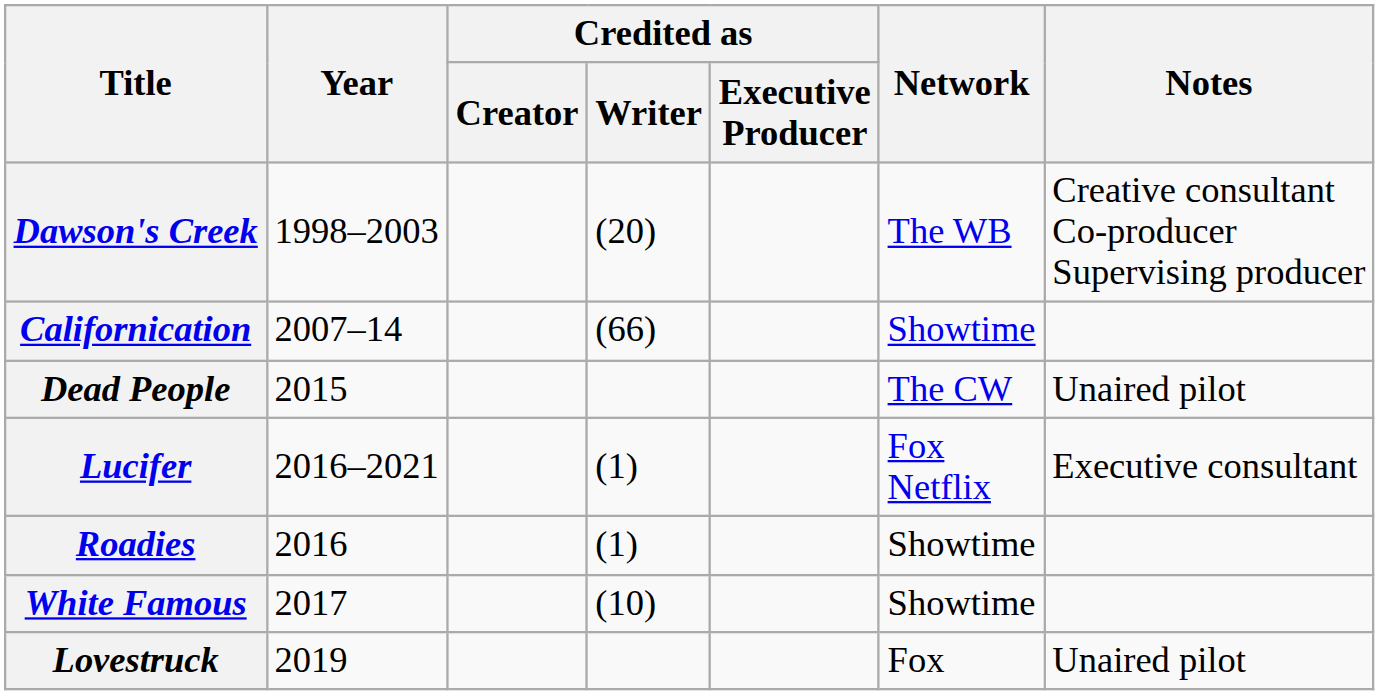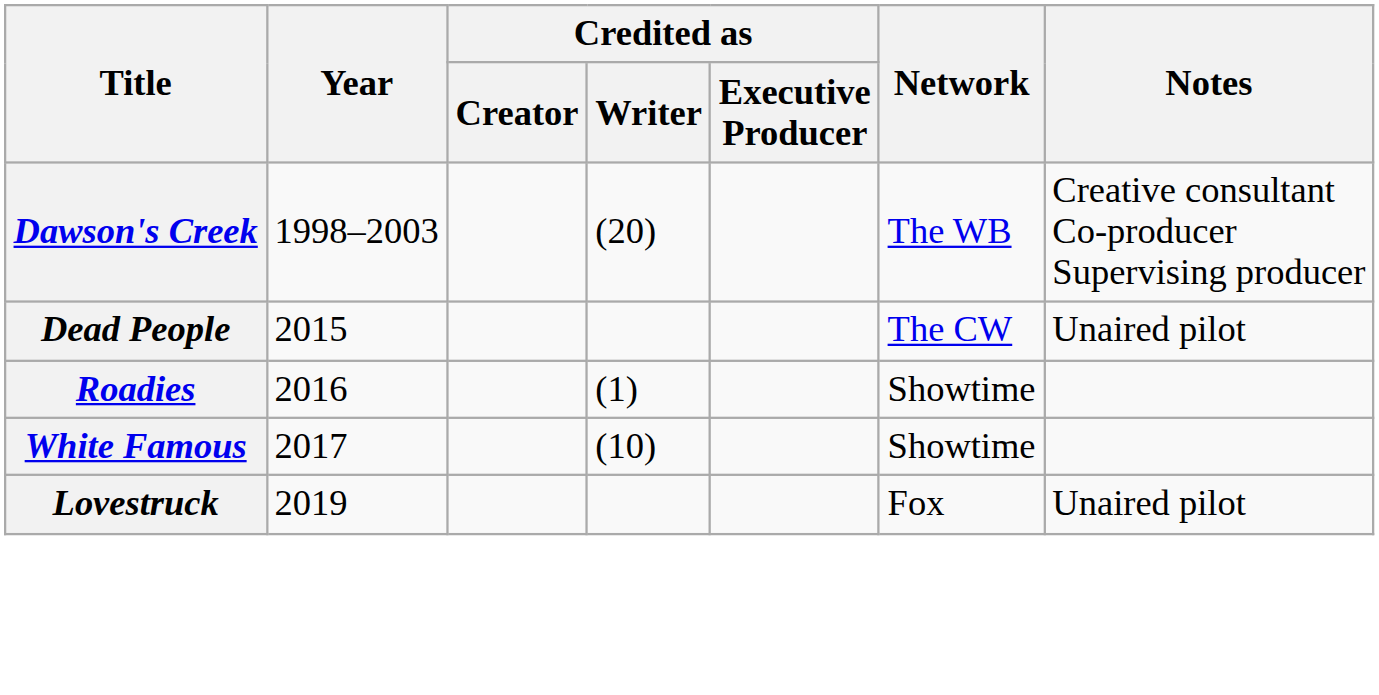- row: (136, 330)
- row: (136, 466)
